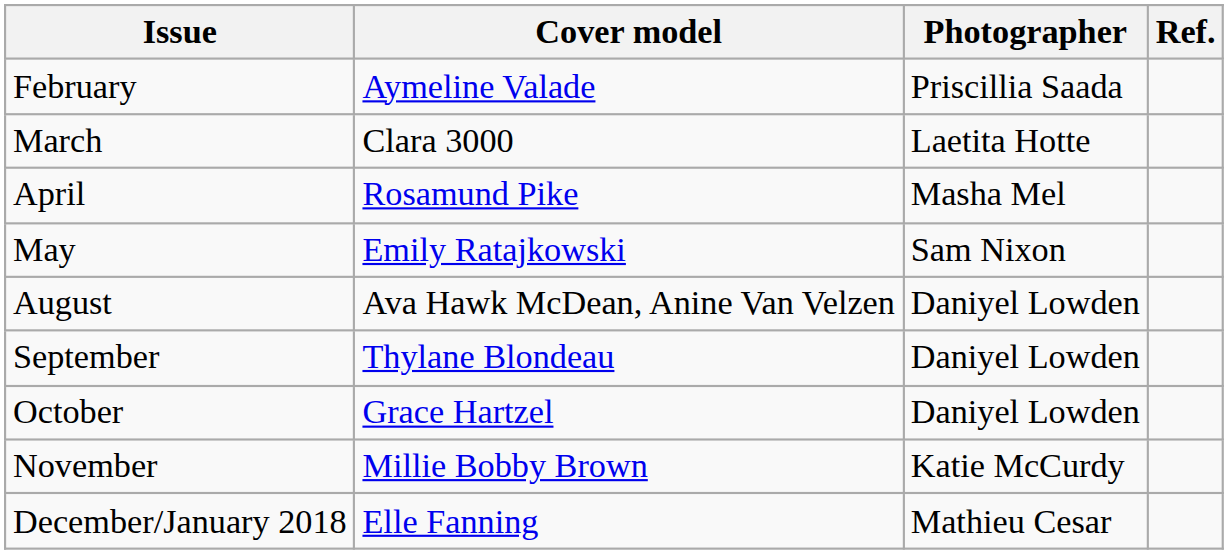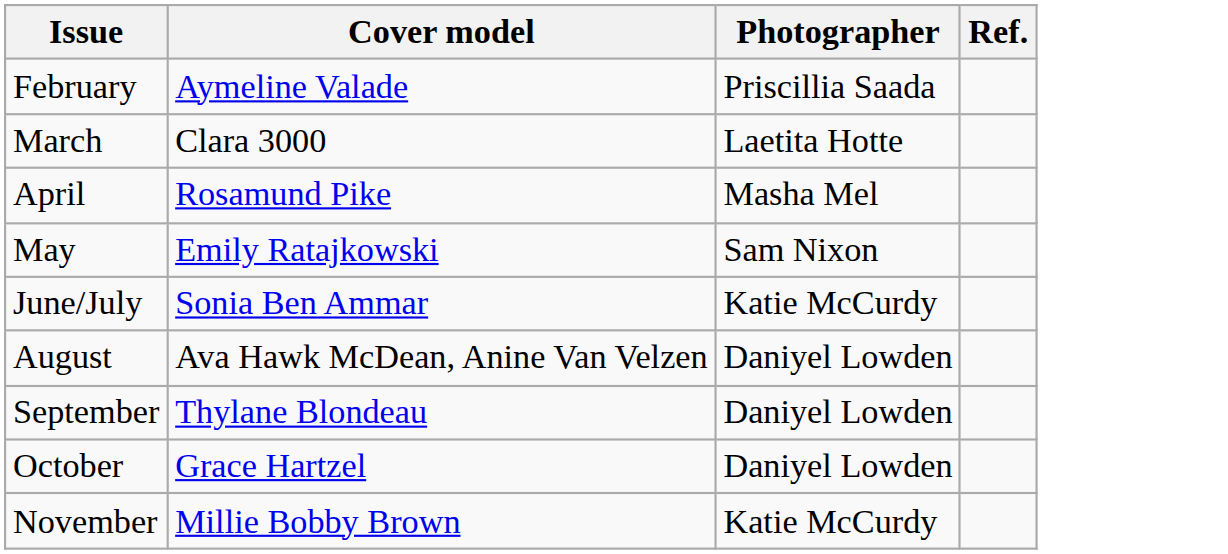+ row: (78, 303)
- row: (180, 520)
